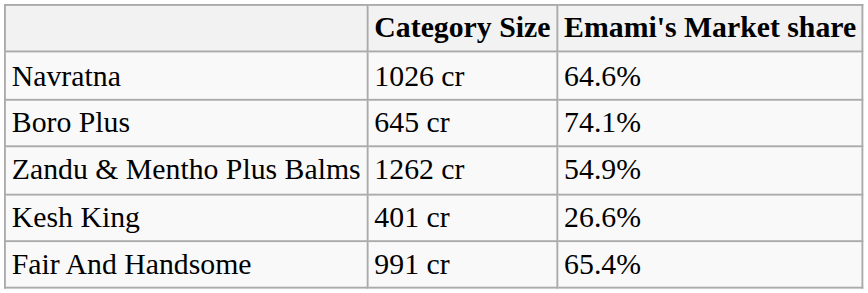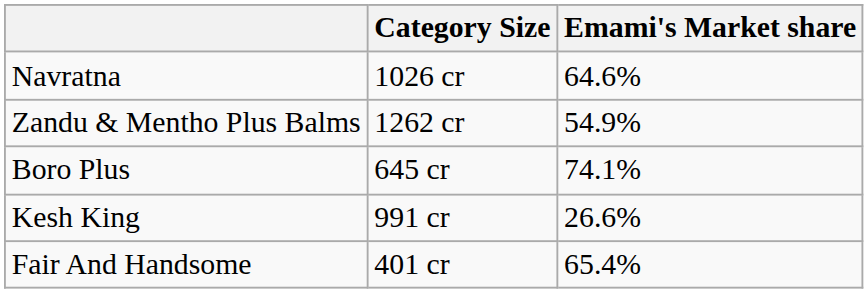rows swapped: (71, 122) <-> (186, 169)
(412, 216) 401 cr -> (412, 216) 991 cr
(412, 264) 991 cr -> (412, 264) 401 cr
